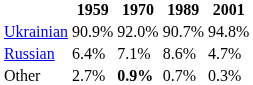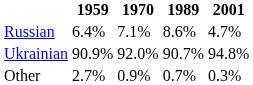rows swapped: (36, 32) <-> (29, 54)
(135, 76) bold -> (134, 76) normal
